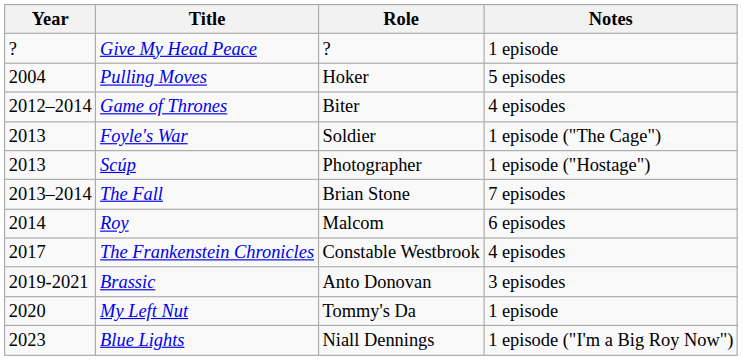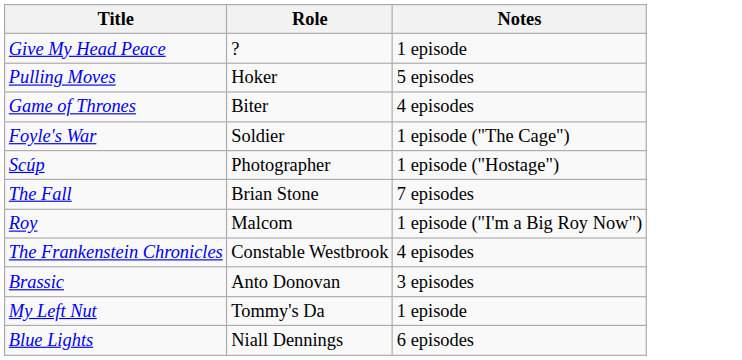- column: (50, 19)
(527, 223) 6 episodes -> (519, 223) 1 episode ("I'm a Big Roy Now")
(611, 340) 1 episode ("I'm a Big Roy Now") -> (435, 340) 6 episodes
